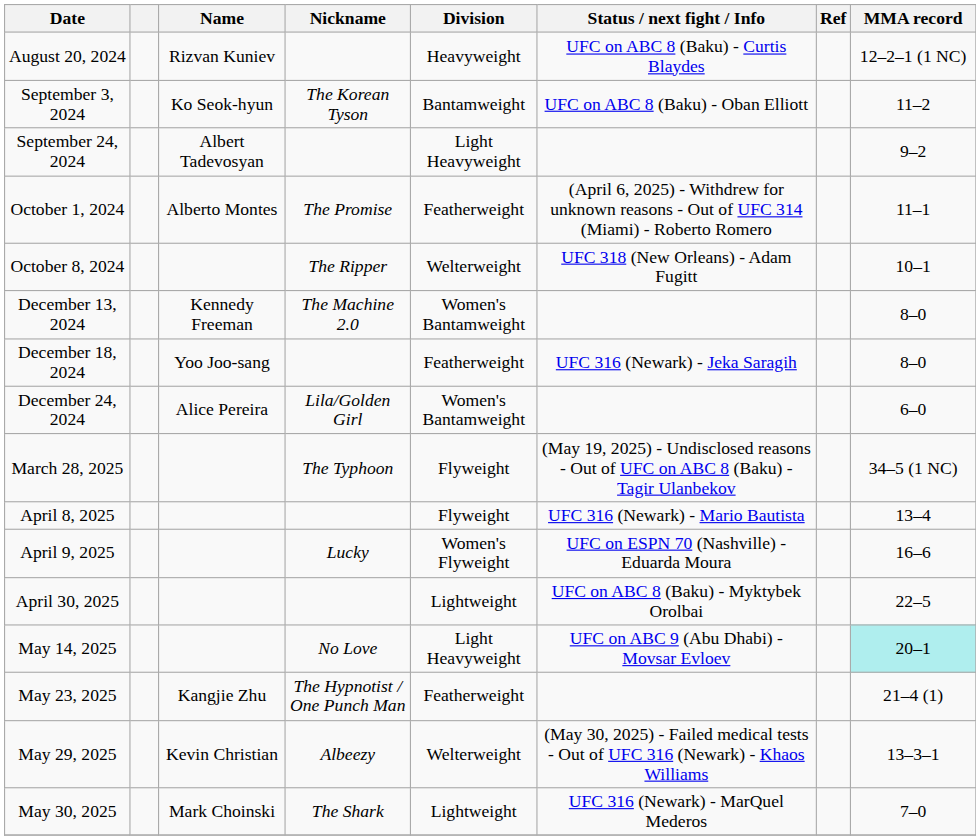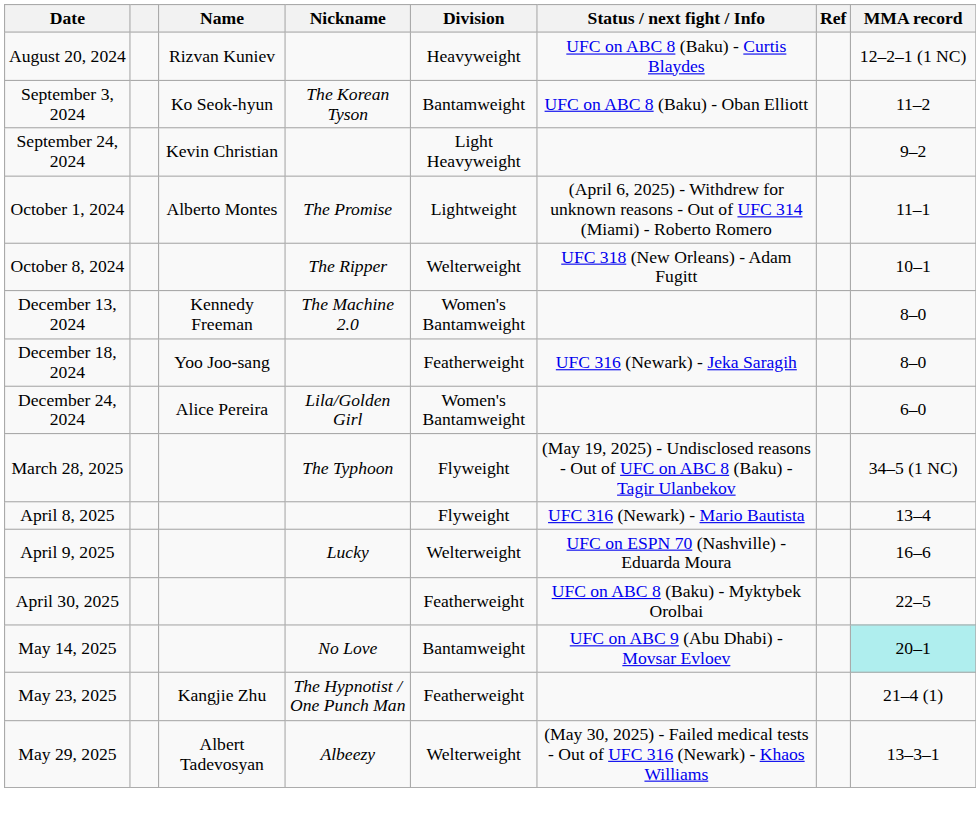(222, 151) Albert Tadevosyan -> (222, 151) Kevin Christian
(474, 209) Featherweight -> (474, 209) Lightweight
(474, 553) Women's Flyweight -> (474, 553) Welterweight
(474, 600) Lightweight -> (474, 600) Featherweight
(474, 648) Light Heavyweight -> (474, 648) Bantamweight
(222, 753) Kevin Christian -> (222, 753) Albert Tadevosyan
- row: (67, 811)
